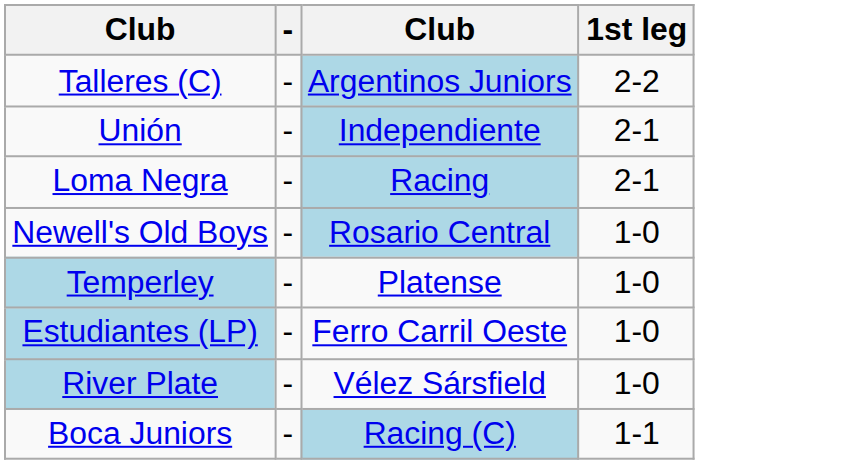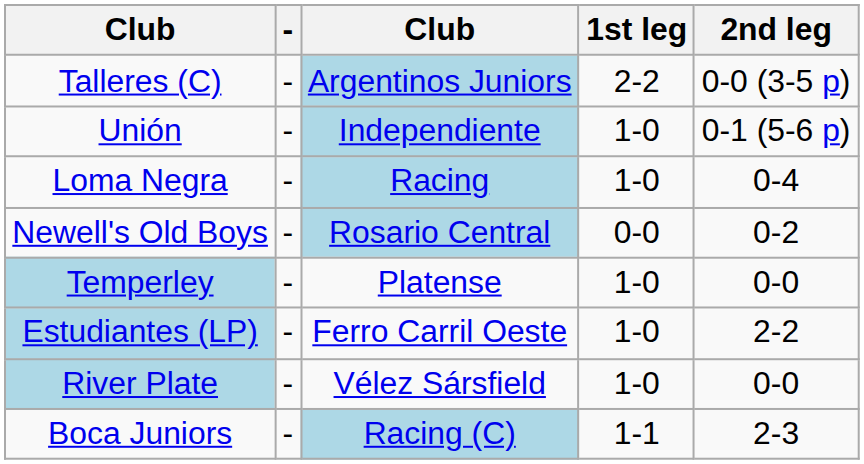+ column: (776, 29)
(637, 130) 2-1 -> (637, 130) 1-0
(637, 181) 2-1 -> (637, 181) 1-0
(637, 231) 1-0 -> (637, 231) 0-0
